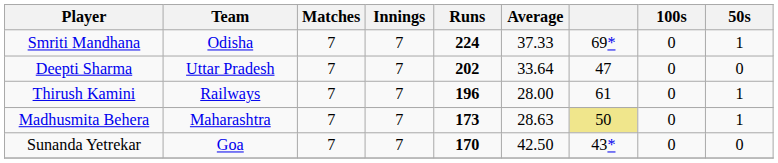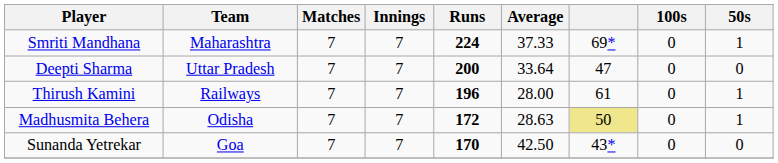(230, 42) Odisha -> (230, 42) Maharashtra
(467, 68) 202 -> (467, 68) 200
(230, 119) Maharashtra -> (230, 119) Odisha
(467, 119) 173 -> (467, 119) 172
